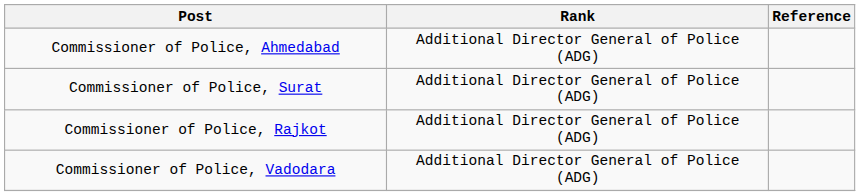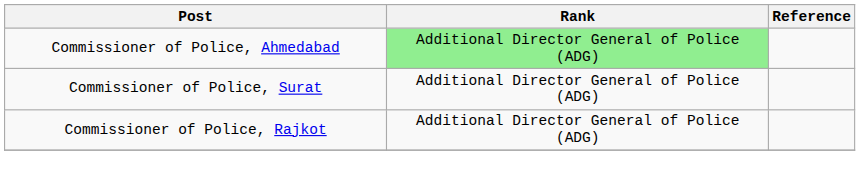(578, 49) no background -> (578, 49) lightgreen background
- row: (196, 170)
